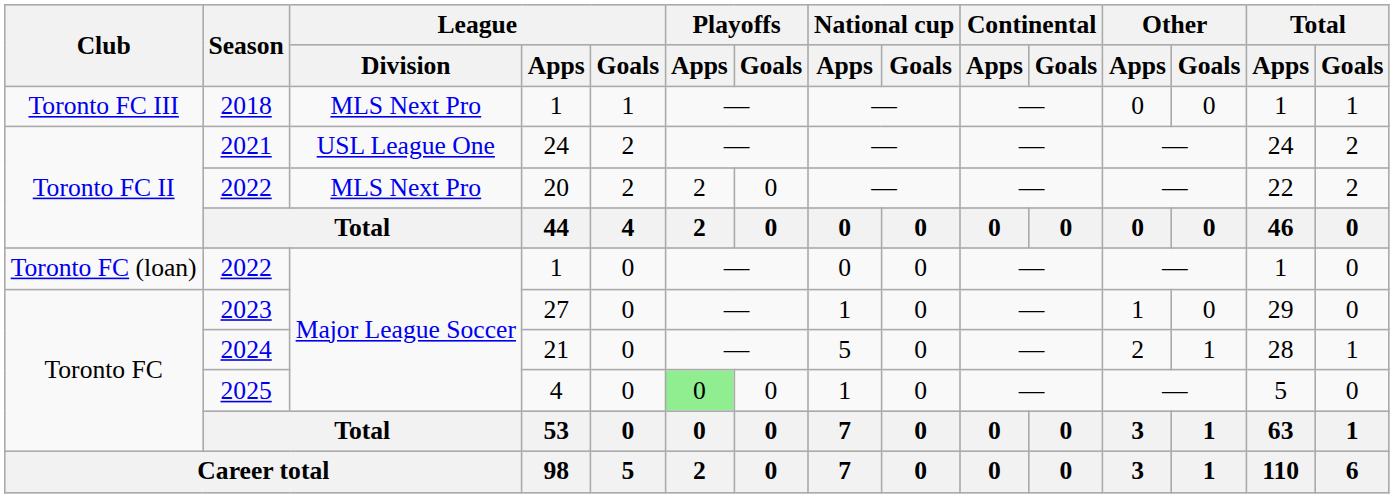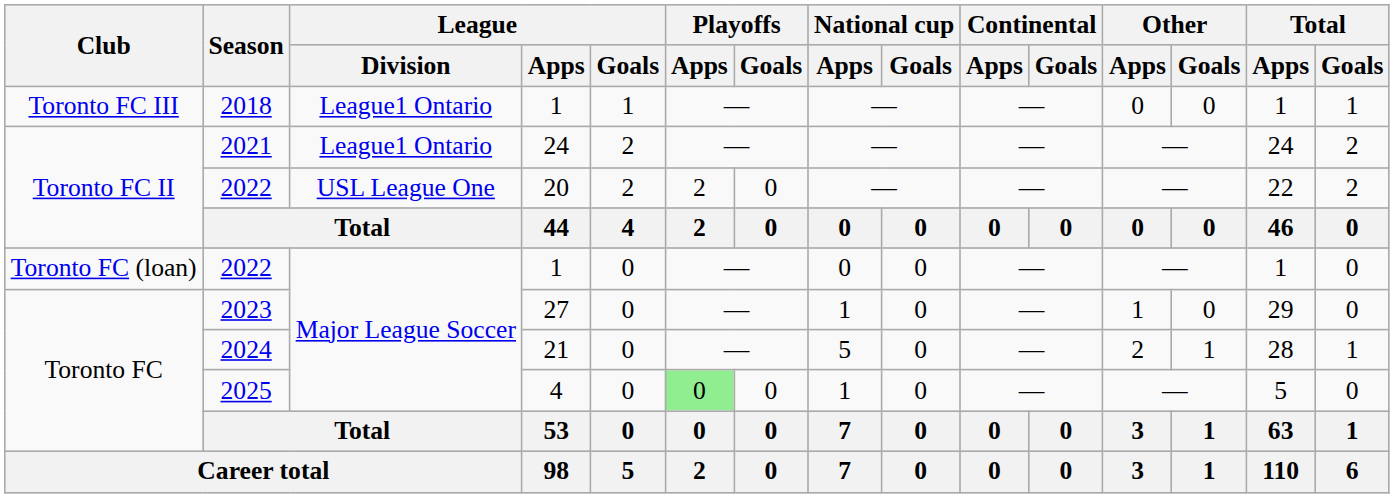(406, 106) MLS Next Pro -> (406, 106) League1 Ontario
(406, 146) USL League One -> (406, 146) League1 Ontario
(406, 187) MLS Next Pro -> (406, 187) USL League One
